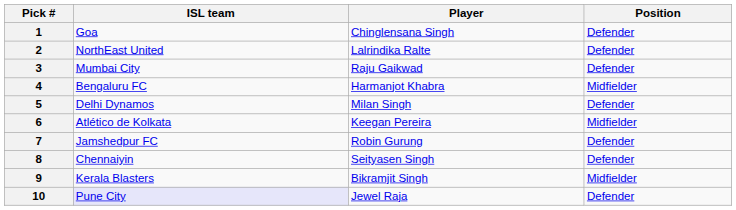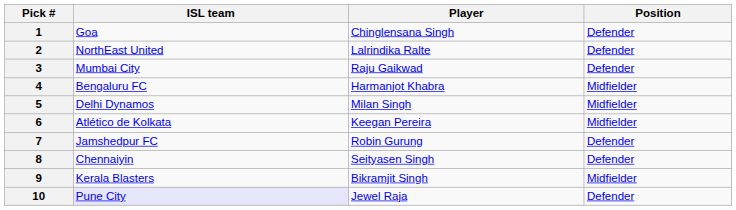(611, 104) Defender -> (612, 104) Midfielder
